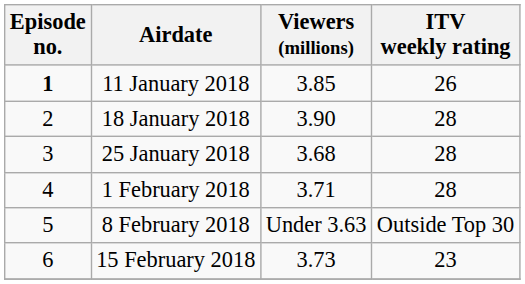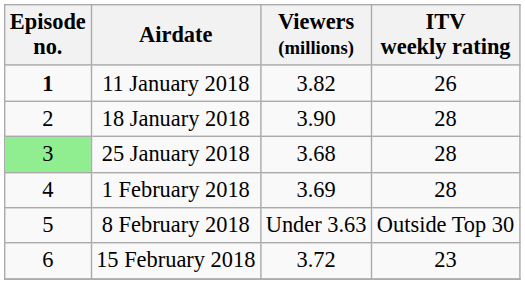(316, 82) 3.85 -> (316, 82) 3.82
(48, 154) no background -> (48, 154) lightgreen background
(316, 189) 3.71 -> (316, 189) 3.69
(316, 260) 3.73 -> (316, 260) 3.72
